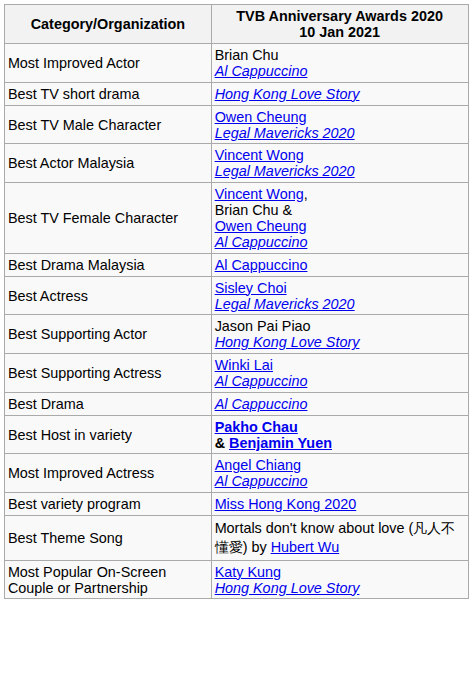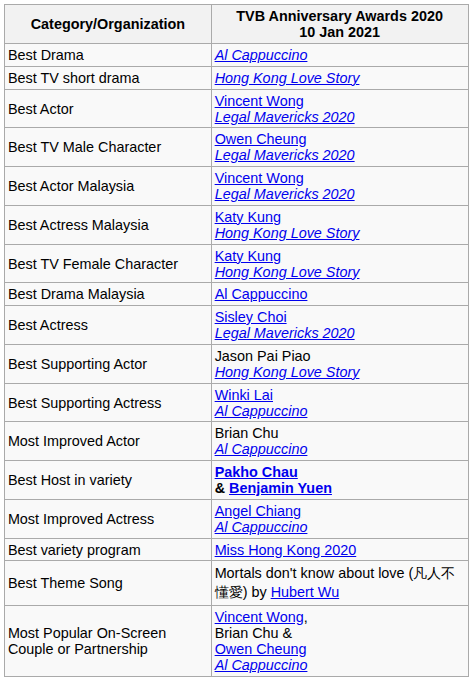rows swapped: (46, 404) <-> (74, 63)
+ row: (41, 109)
+ row: (78, 225)
(261, 218) Vincent Wong, Brian Chu & Owen Cheung Al Cappuccino -> (287, 264) Katy Kung Hong Kong Love Story
(287, 580) Katy Kung Hong Kong Love Story -> (261, 641) Vincent Wong, Brian Chu & Owen Cheung Al Cappuccino
